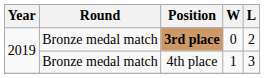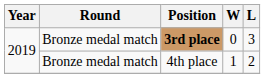(251, 39) 2 -> (251, 39) 3
(251, 62) 3 -> (251, 62) 2
